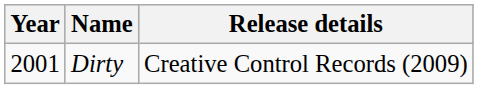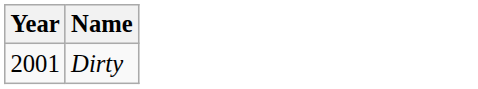- column: (306, 24)
